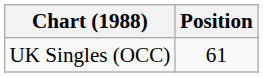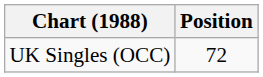(216, 54) 61 -> (216, 54) 72
